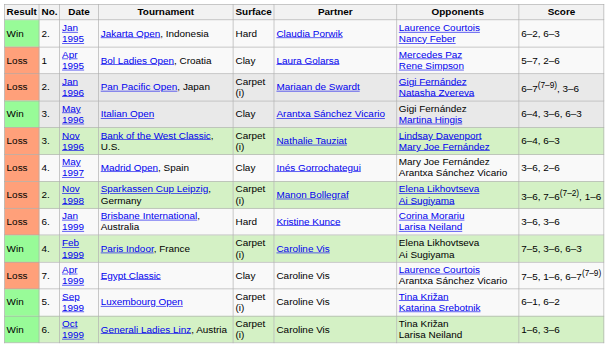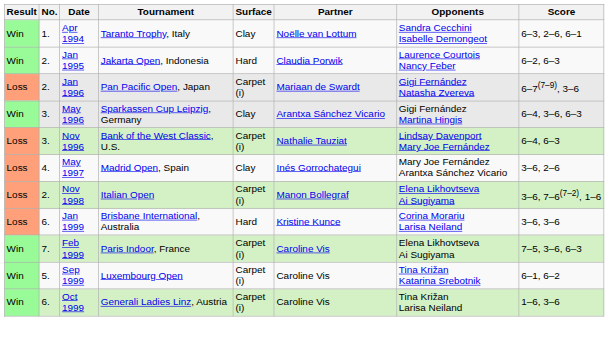+ row: (73, 33)
- row: (73, 60)
(127, 114) Italian Open -> (156, 114) Sparkassen Cup Leipzig, Germany
(156, 195) Sparkassen Cup Leipzig, Germany -> (127, 195) Italian Open
(46, 248) 4. -> (46, 248) 7.
- row: (73, 275)
